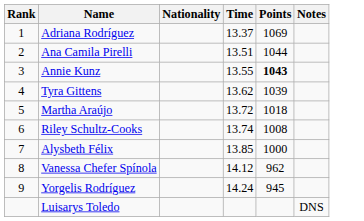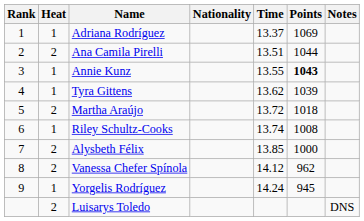+ column: (54, 14)
